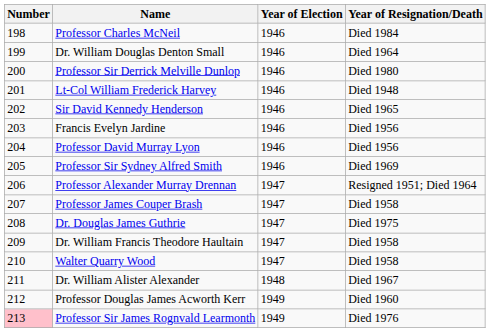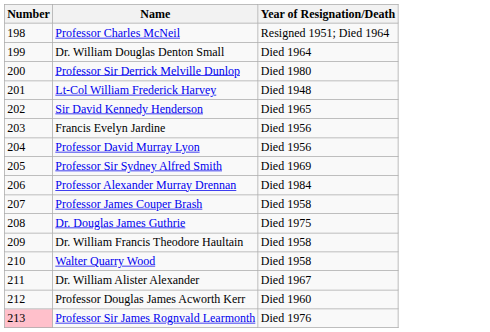- column: (302, 14)
(373, 33) Died 1984 -> (325, 33) Resigned 1951; Died 1964
(412, 185) Resigned 1951; Died 1964 -> (286, 185) Died 1984
